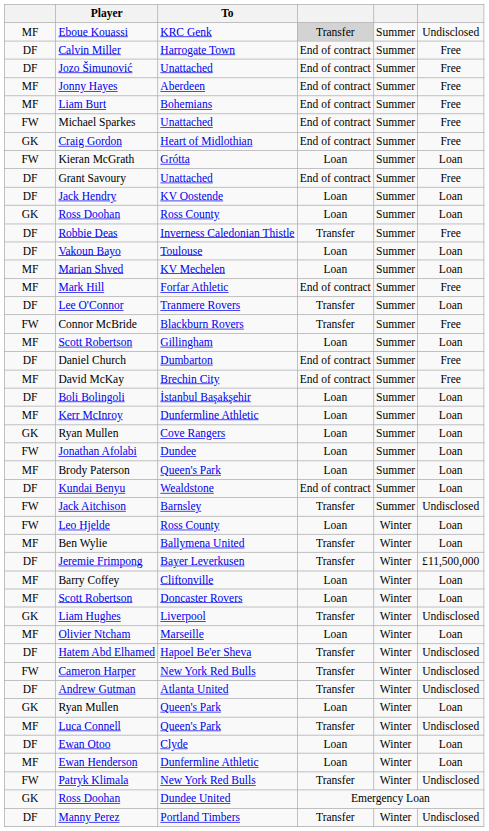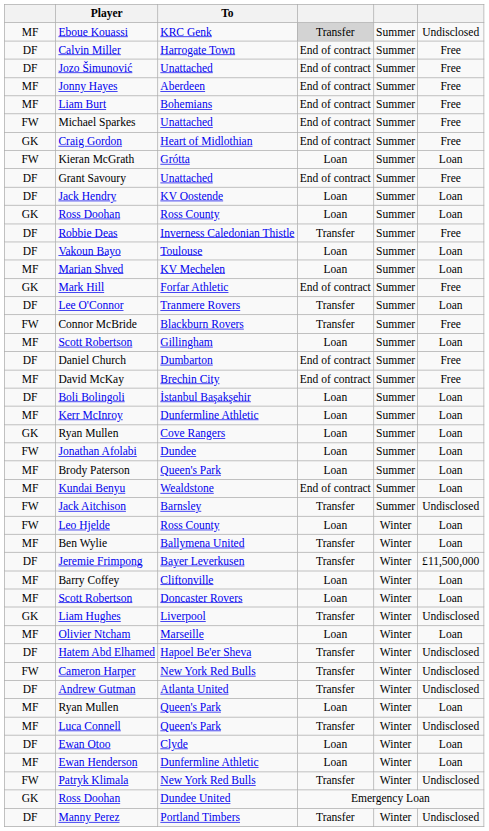(30, 287) MF -> (30, 287) GK
(30, 488) DF -> (30, 488) MF
(30, 707) GK -> (30, 707) MF
